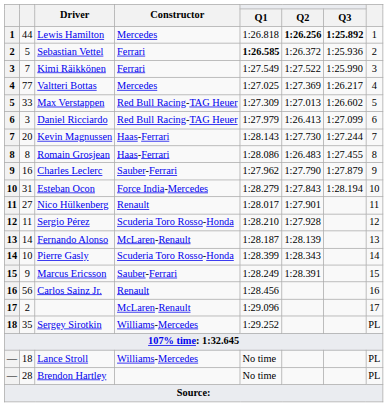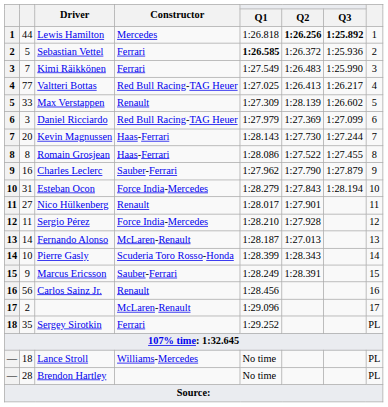(303, 68) 1:27.522 -> (303, 68) 1:26.483
(137, 85) Mercedes -> (177, 85) Red Bull Racing-TAG Heuer
(303, 85) 1:27.369 -> (303, 85) 1:26.413
(177, 102) Red Bull Racing-TAG Heuer -> (133, 102) Renault
(303, 102) 1:27.013 -> (303, 102) 1:28.139
(303, 119) 1:26.413 -> (303, 119) 1:27.369
(303, 153) 1:26.483 -> (303, 153) 1:27.522
(175, 222) Scuderia Toro Rosso-Honda -> (163, 222) Force India-Mercedes
(303, 239) 1:28.139 -> (303, 239) 1:27.013
(158, 324) Williams-Mercedes -> (131, 324) Ferrari
